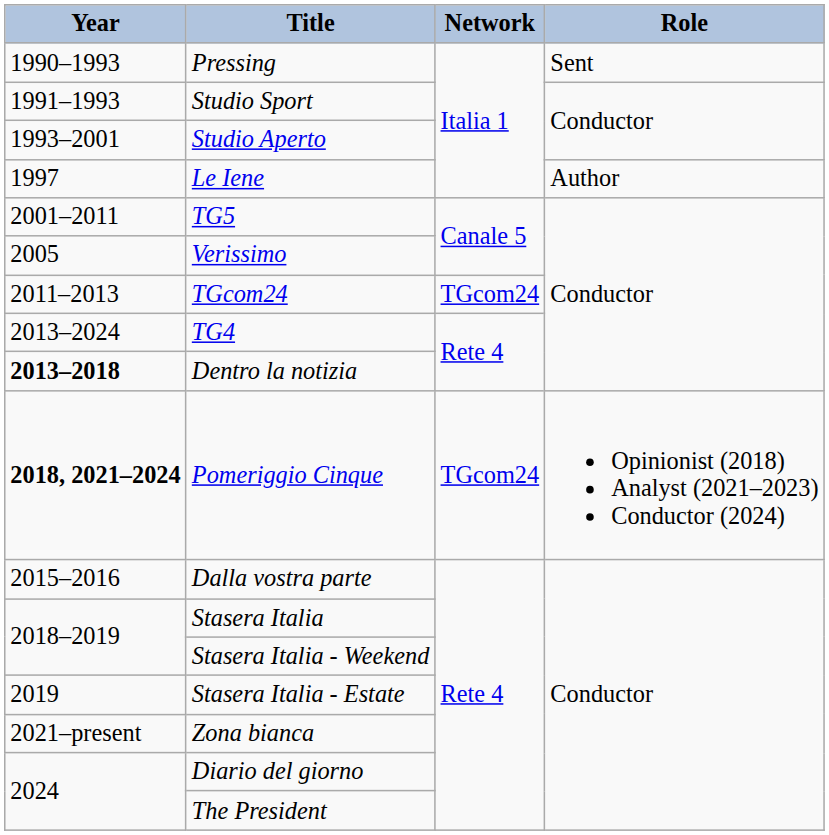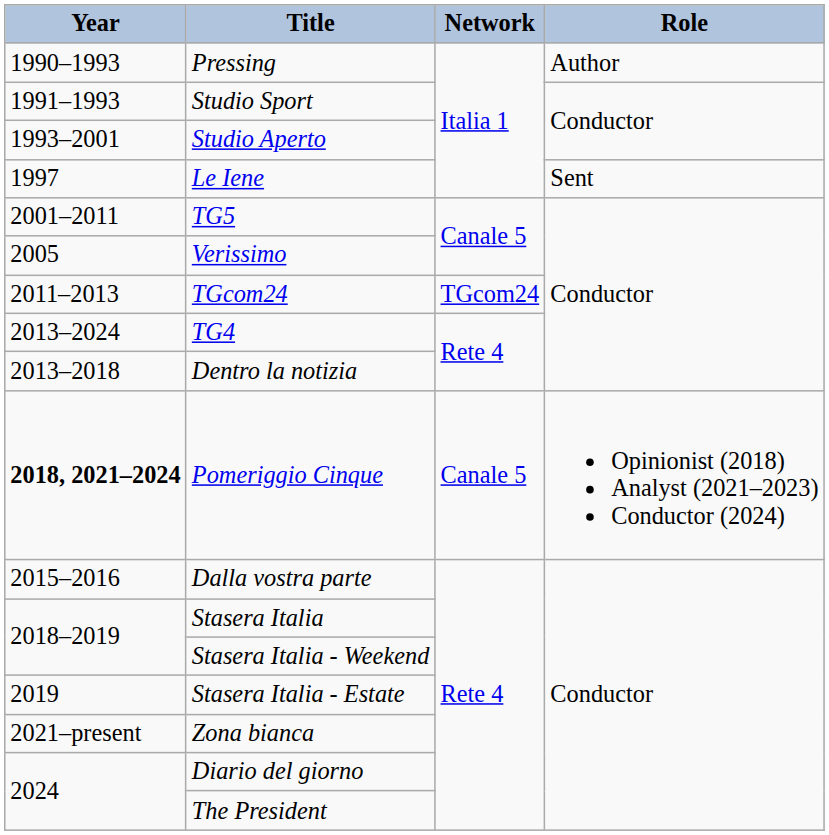(572, 62) Sent -> (585, 62) Author
(585, 178) Author -> (572, 178) Sent
(65, 370) bold -> (65, 370) normal
(490, 474) TGcom24 -> (483, 474) Canale 5
